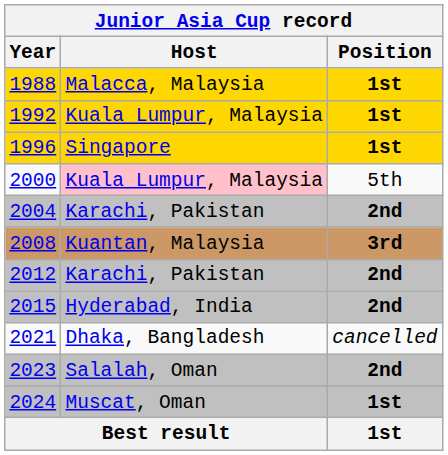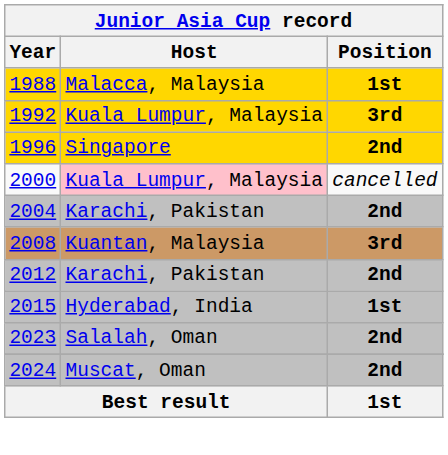(385, 116) 1st -> (385, 116) 3rd
(385, 148) 1st -> (385, 148) 2nd
(385, 180) 5th -> (385, 180) cancelled
(385, 307) 2nd -> (385, 307) 1st
- row: (33, 338)
(385, 402) 1st -> (385, 370) 2nd
